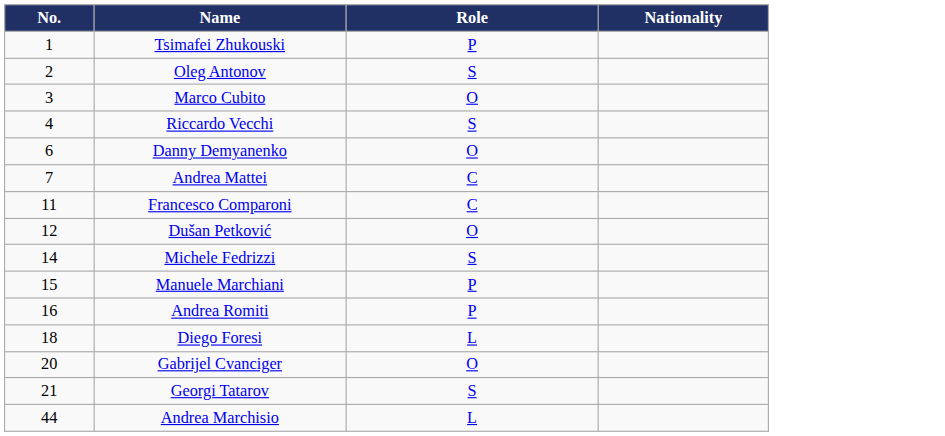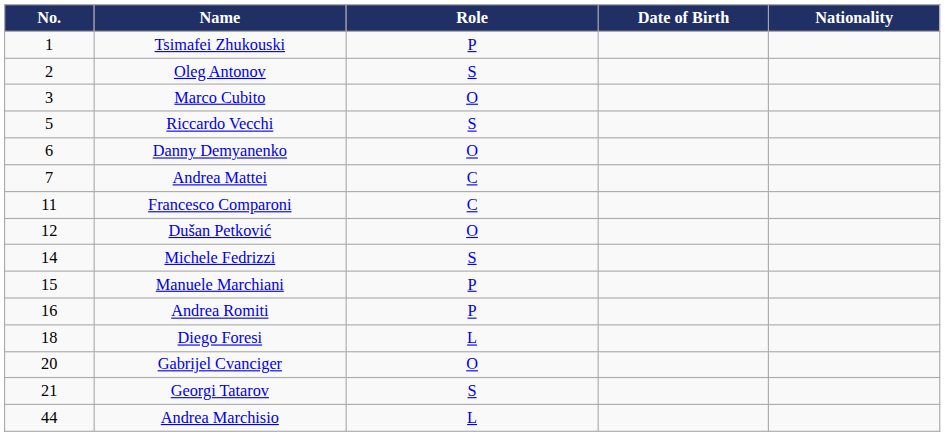+ column: (684, 17)
(49, 124) 4 -> (49, 124) 5
